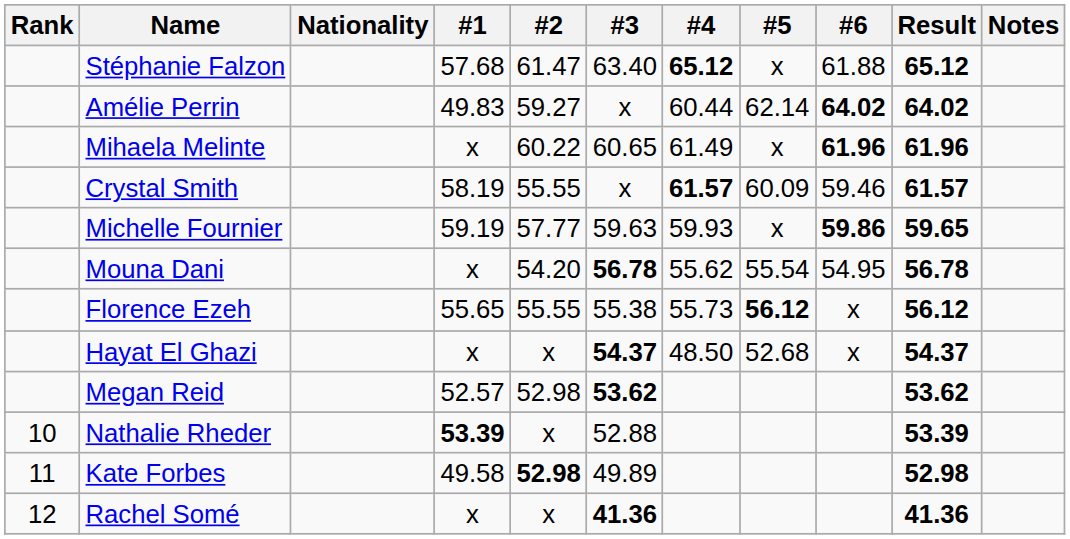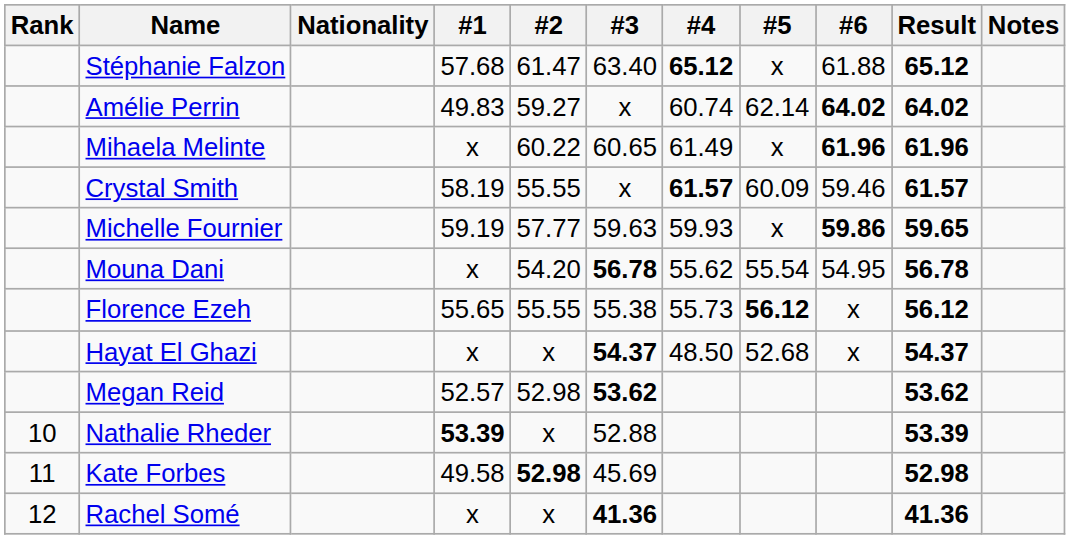(701, 107) 60.44 -> (701, 107) 60.74
(625, 473) 49.89 -> (625, 473) 45.69
